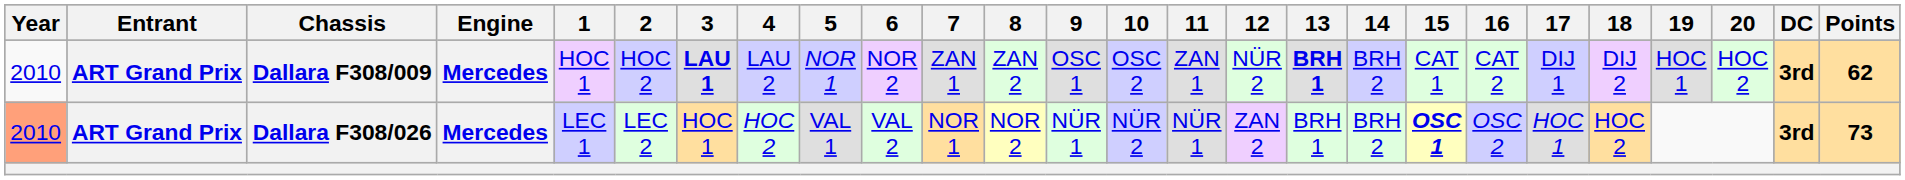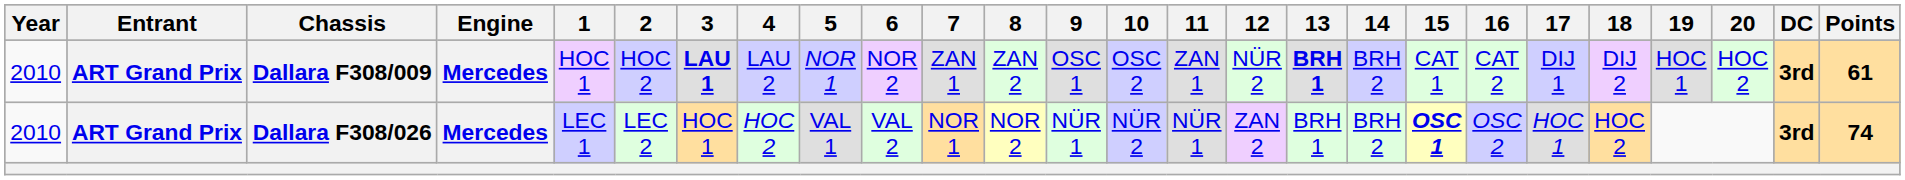(1860, 71) 62 -> (1860, 71) 61
(36, 132) lightsalmon background -> (36, 132) no background
(1860, 132) 73 -> (1860, 132) 74
